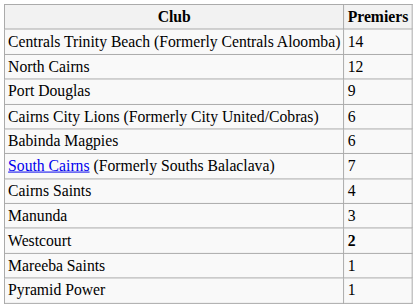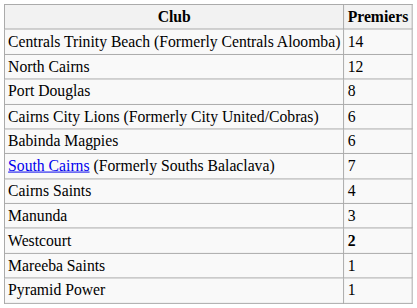(352, 91) 9 -> (352, 91) 8
